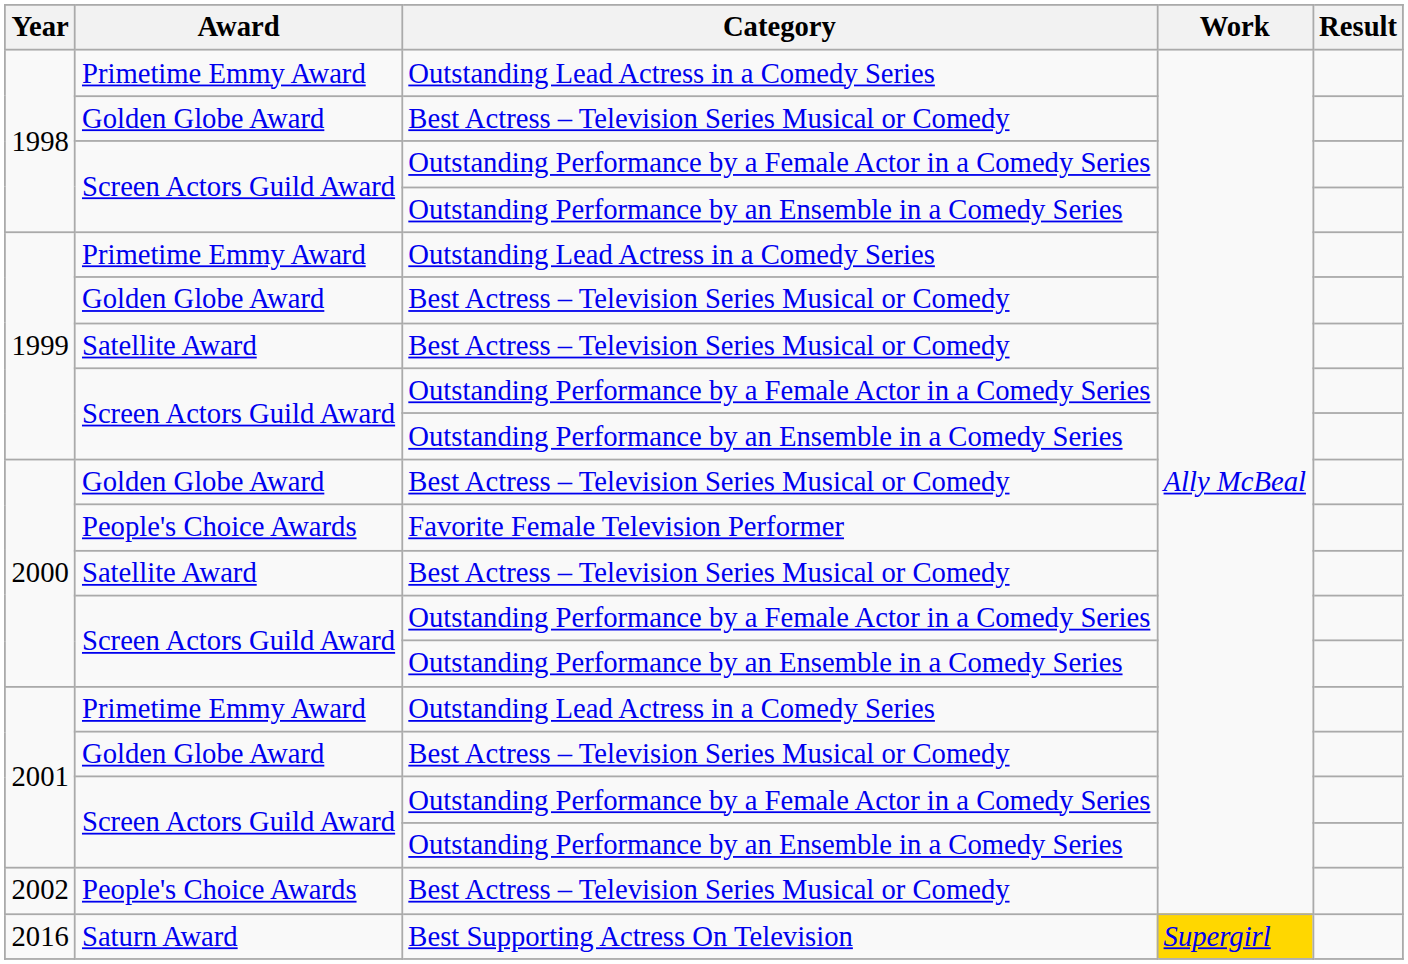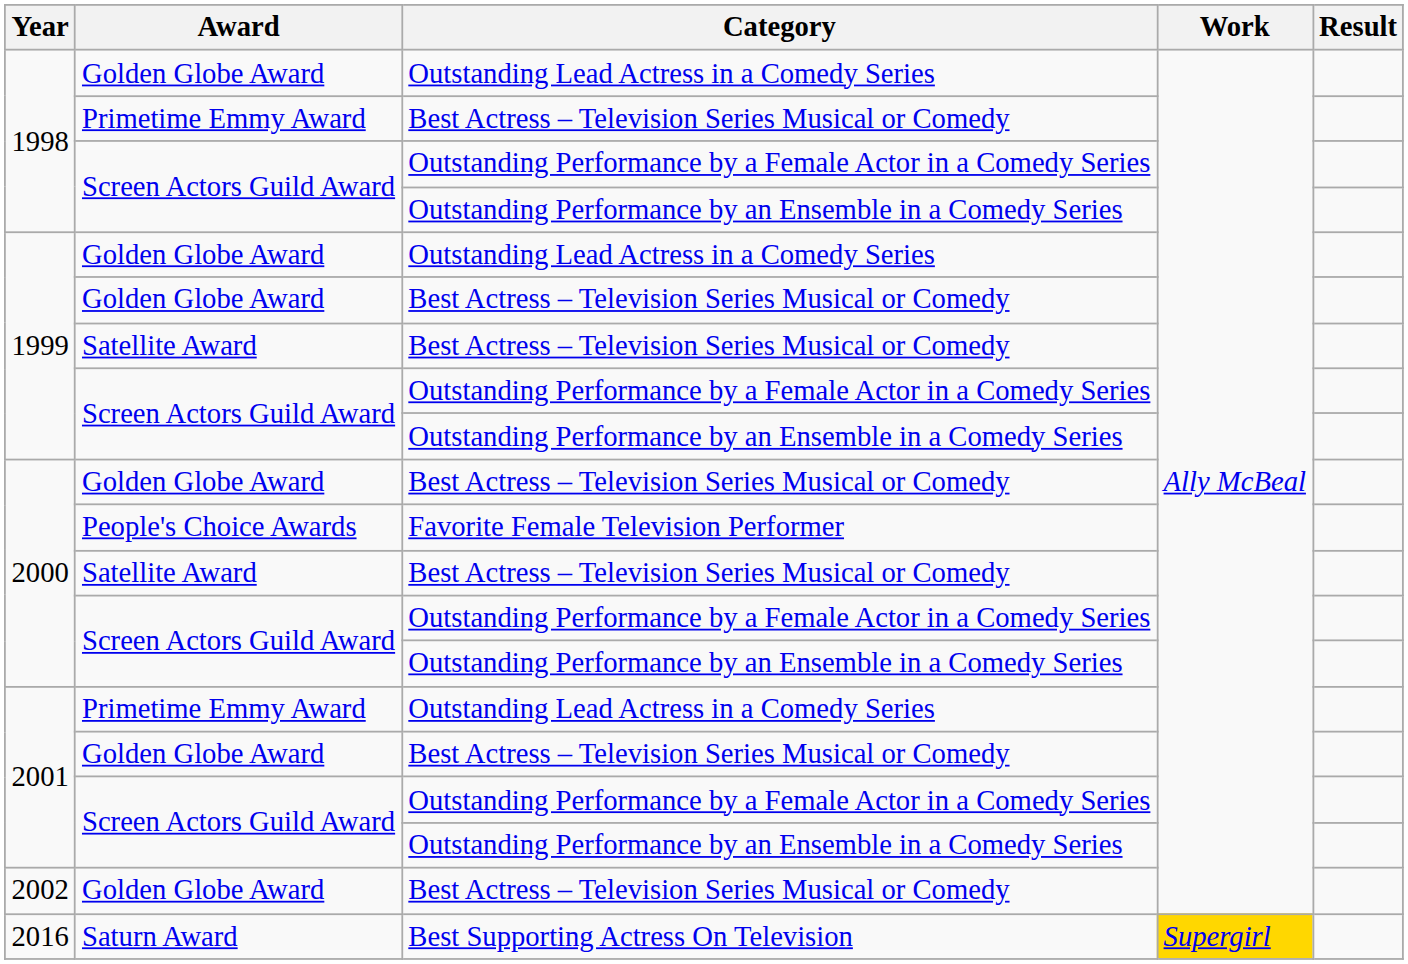(224, 72) Primetime Emmy Award -> (203, 72) Golden Globe Award
(203, 118) Golden Globe Award -> (224, 118) Primetime Emmy Award
(224, 254) Primetime Emmy Award -> (203, 254) Golden Globe Award
(219, 890) People's Choice Awards -> (203, 890) Golden Globe Award
